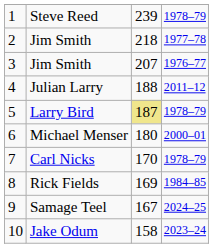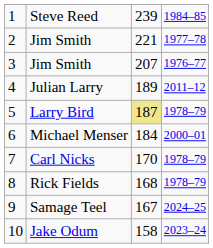(185, 16) 1978–79 -> (185, 16) 1984–85
(146, 40) 218 -> (146, 40) 221
(146, 87) 188 -> (146, 87) 189
(146, 135) 180 -> (146, 135) 184
(146, 183) 169 -> (146, 183) 168
(185, 183) 1984–85 -> (185, 183) 1978–79
